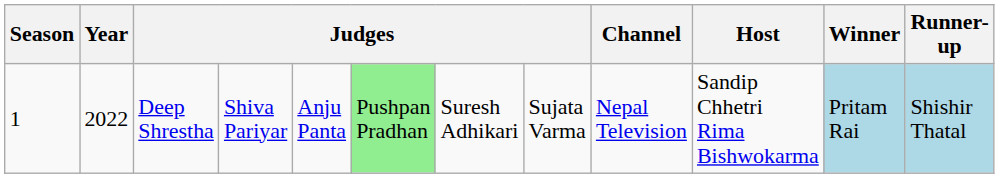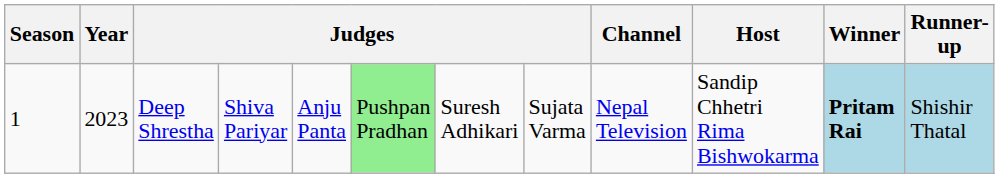(106, 118) 2022 -> (106, 118) 2023
(858, 118) normal -> (862, 118) bold
